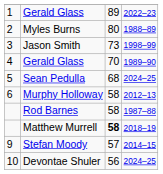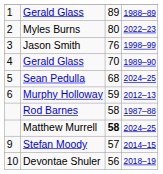(140, 13) 2022–23 -> (140, 13) 1988–89
(140, 29) 1988–89 -> (140, 29) 2022–23
(113, 45) 73 -> (113, 45) 76
(113, 95) 58 -> (113, 95) 59
(140, 128) 2018–19 -> (140, 128) 2024–25
(140, 161) 2024–25 -> (140, 161) 2018–19
